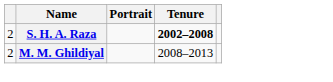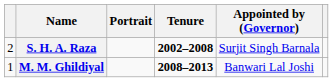+ column: (269, 21)
(10, 53) 2 -> (10, 67) 1
(185, 53) normal -> (185, 67) bold
